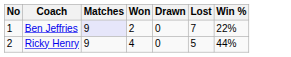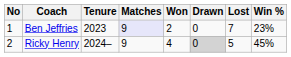+ column: (100, 12)
(226, 28) 22% -> (264, 28) 23%
(158, 44) no background -> (195, 44) lightgrey background
(226, 44) 44% -> (264, 44) 45%
